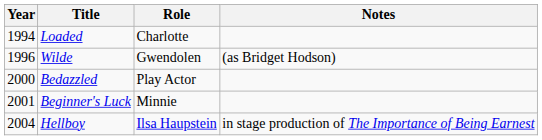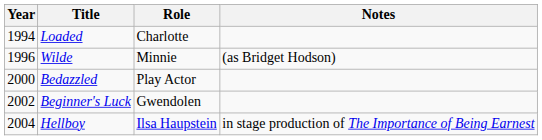(169, 59) Gwendolen -> (157, 59) Minnie
(21, 102) 2001 -> (21, 102) 2002
(157, 102) Minnie -> (169, 102) Gwendolen
